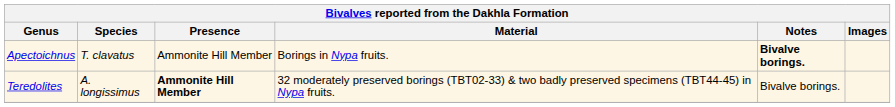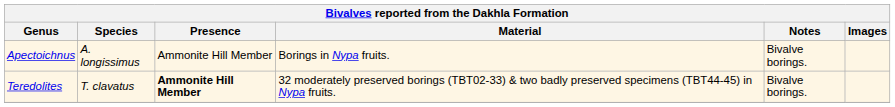(107, 55) T. clavatus -> (110, 55) A. longissimus
(782, 55) bold -> (787, 55) normal
(110, 86) A. longissimus -> (107, 86) T. clavatus
